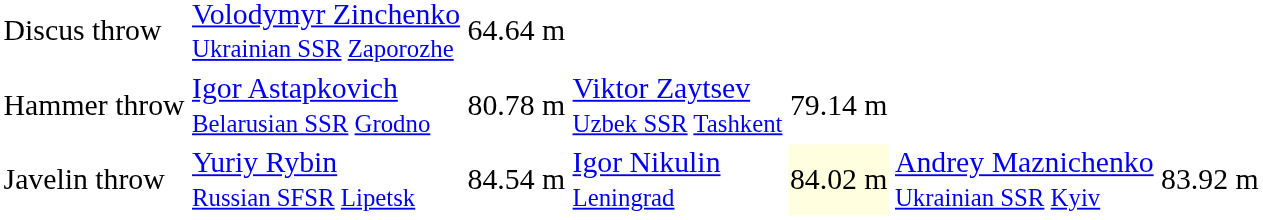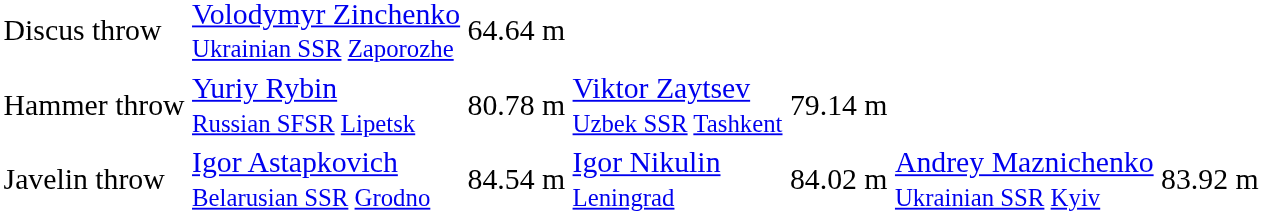(311, 105) Igor Astapkovich Belarusian SSR Grodno -> (304, 105) Yuriy Rybin Russian SFSR Lipetsk
(304, 179) Yuriy Rybin Russian SFSR Lipetsk -> (311, 179) Igor Astapkovich Belarusian SSR Grodno
(839, 179) lightyellow background -> (839, 179) no background
